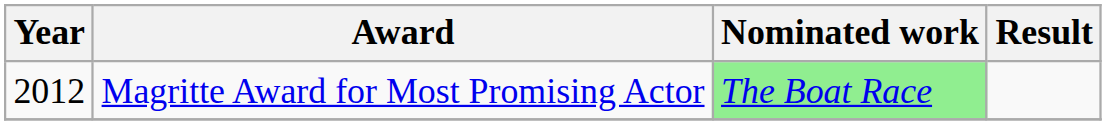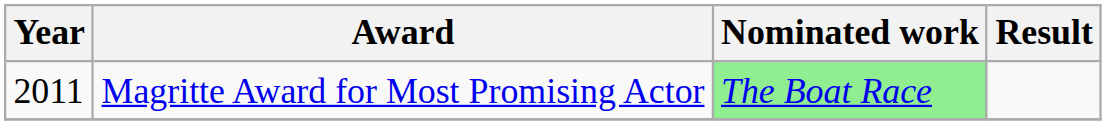(49, 89) 2012 -> (49, 89) 2011
